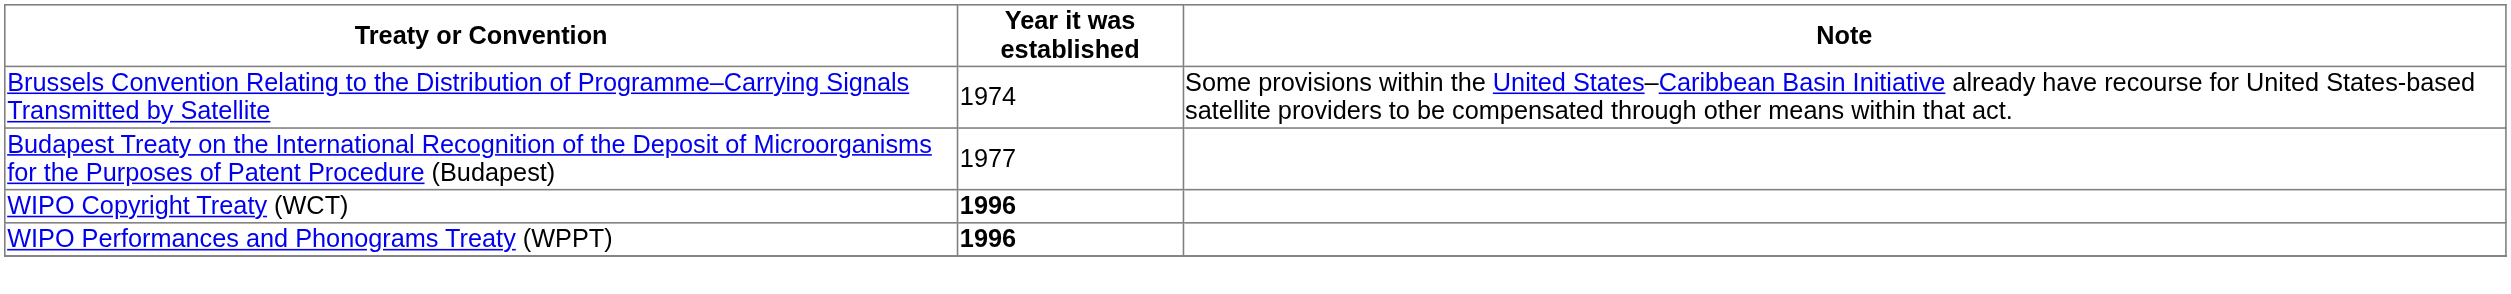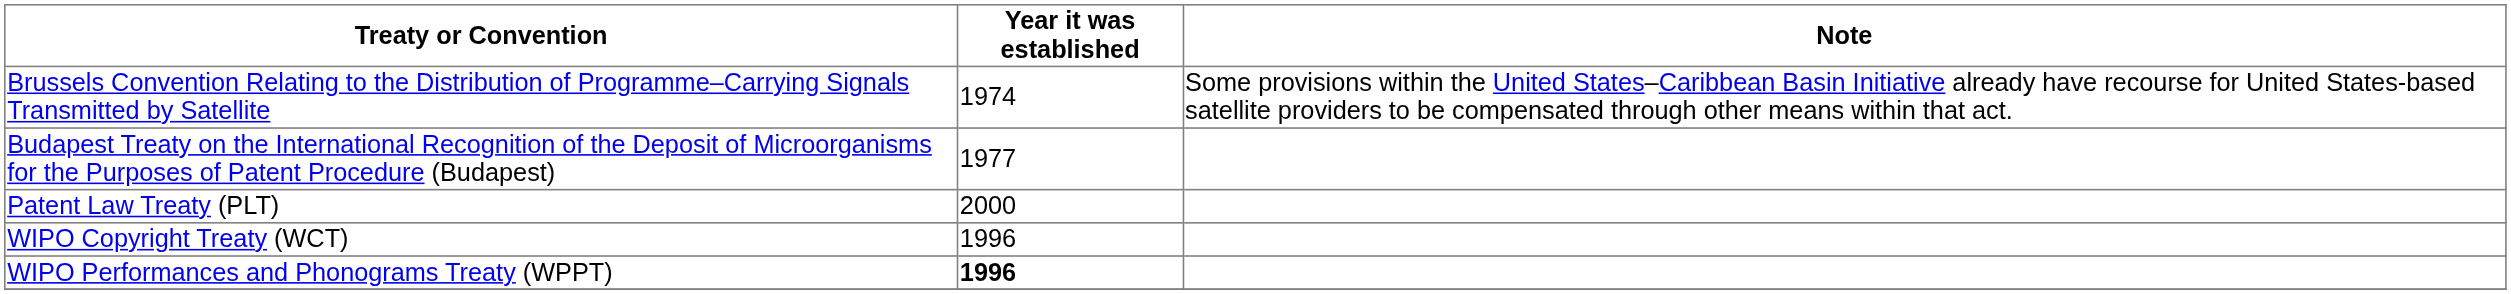+ row: (143, 205)
(988, 205) bold -> (988, 239) normal
